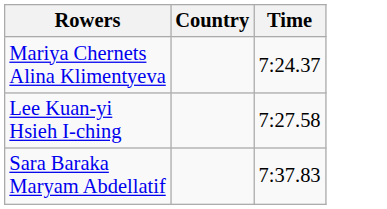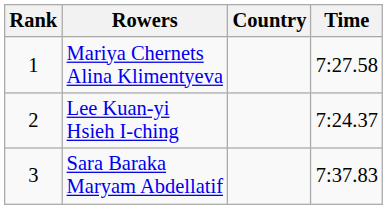+ column: (33, 20)
(290, 64) 7:24.37 -> (347, 64) 7:27.58
(290, 120) 7:27.58 -> (347, 120) 7:24.37
